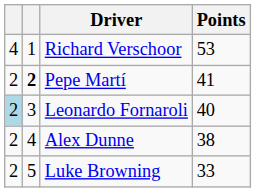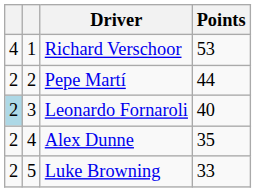(31, 79) bold -> (31, 79) normal
(206, 79) 41 -> (206, 79) 44
(206, 140) 38 -> (206, 140) 35
